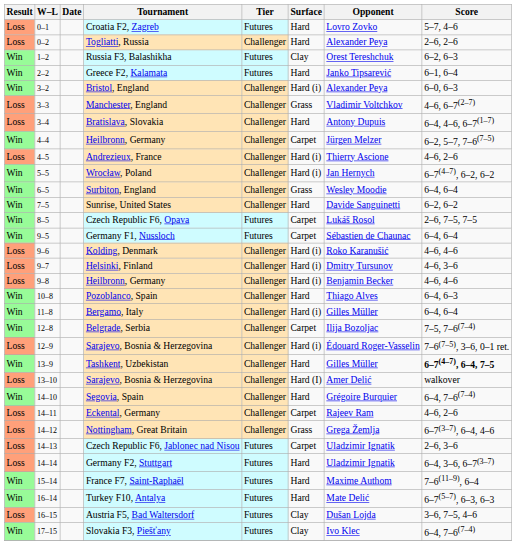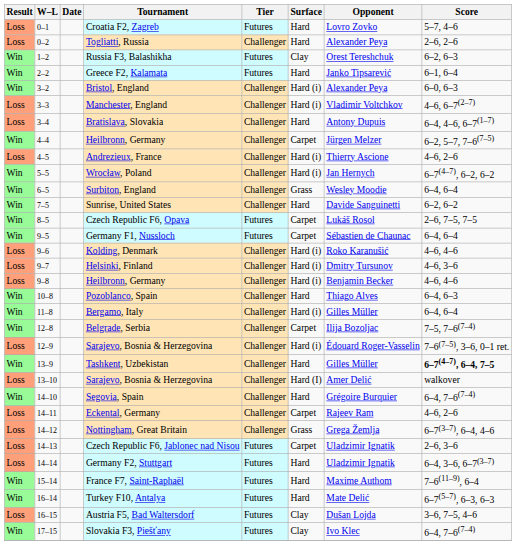(301, 104) Grass -> (306, 104) Hard (i)
